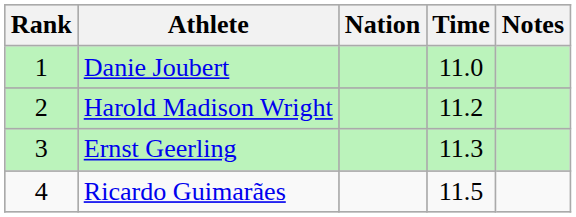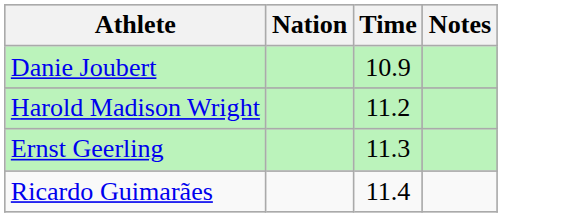- column: (41, 25)
(461, 66) 11.0 -> (388, 66) 10.9
(461, 190) 11.5 -> (388, 190) 11.4
